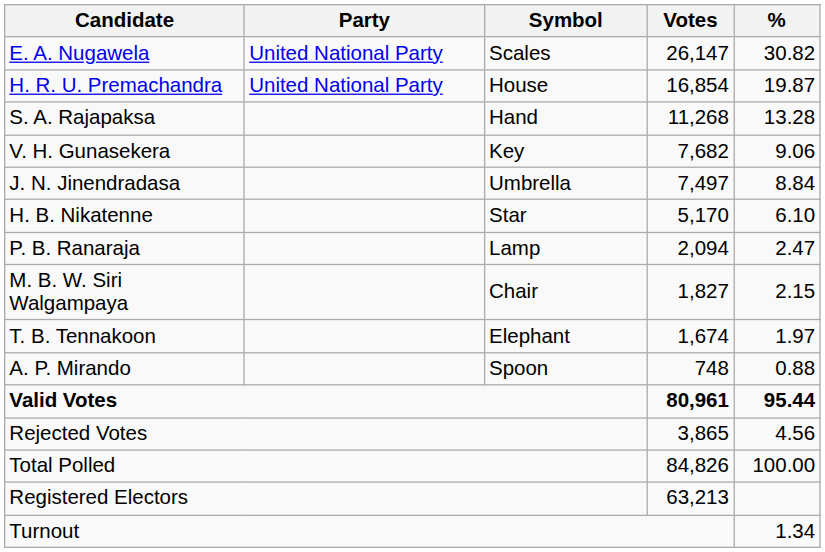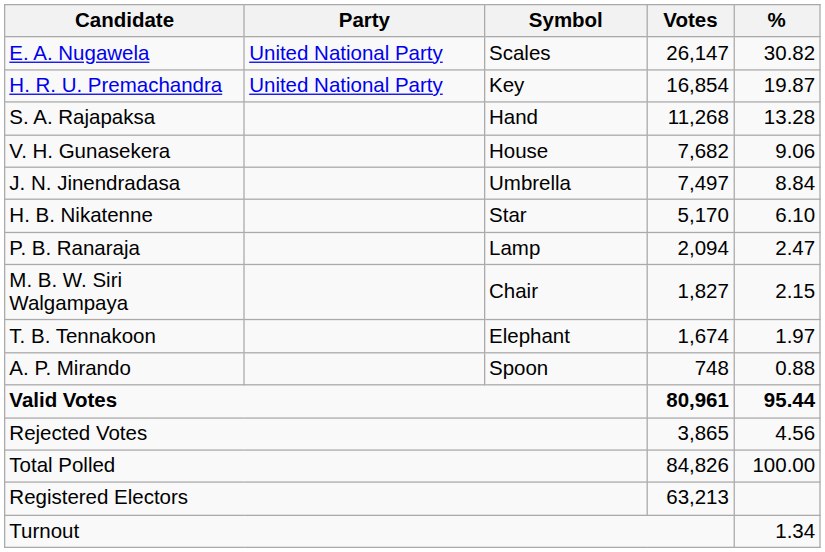(519, 85) House -> (507, 85) Key
(507, 150) Key -> (519, 150) House
